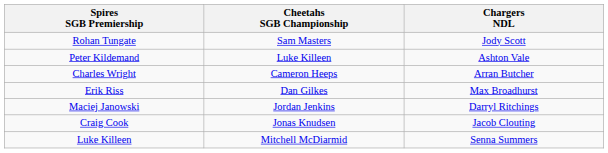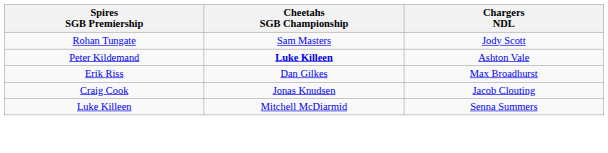(304, 57) normal -> (304, 57) bold
- row: (104, 73)
- row: (104, 106)
